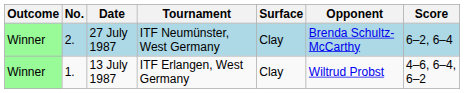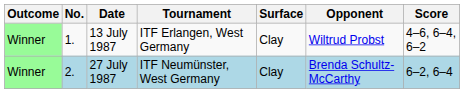rows swapped: (109, 72) <-> (109, 39)
